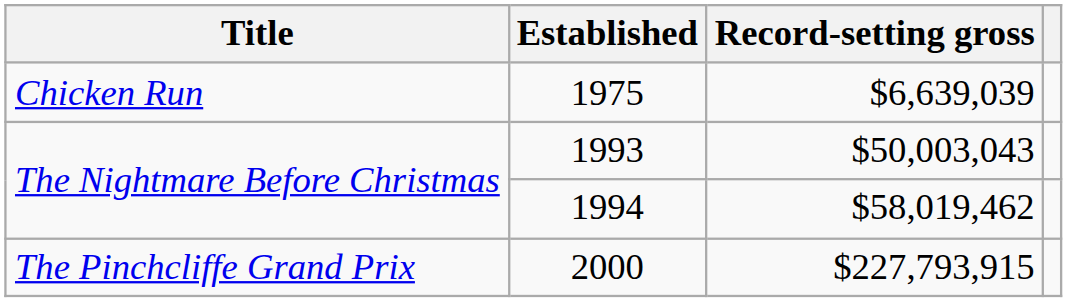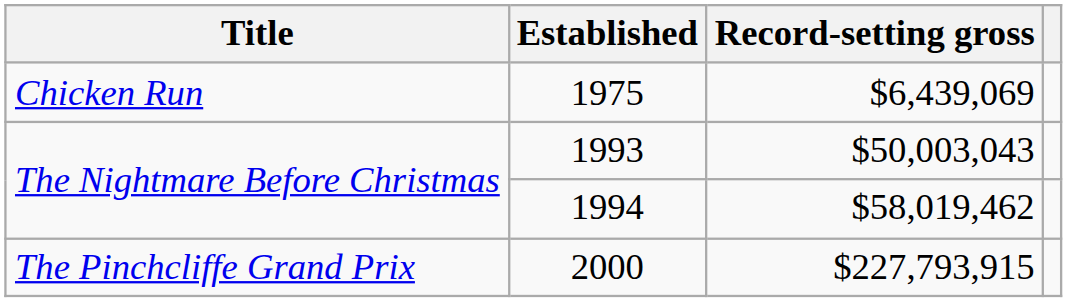(952, 91) $6,639,039 -> (952, 91) $6,439,069
